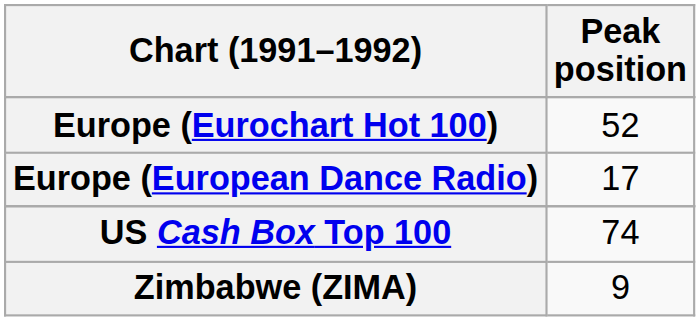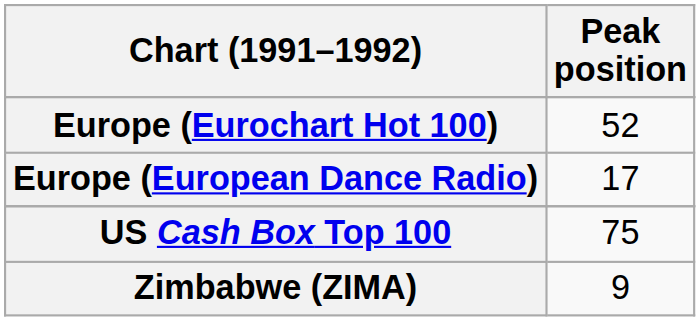(620, 233) 74 -> (620, 233) 75
